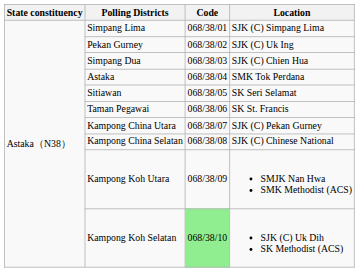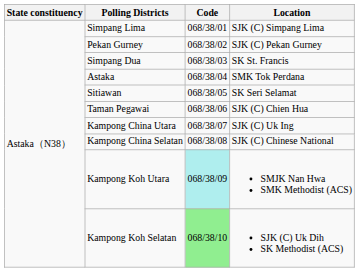(263, 44) SJK (C) Uk Ing -> (277, 44) SJK (C) Pekan Gurney
(270, 60) SJK (C) Chien Hua -> (260, 60) SK St. Francis
(260, 109) SK St. Francis -> (270, 109) SJK (C) Chien Hua
(277, 125) SJK (C) Pekan Gurney -> (263, 125) SJK (C) Uk Ing
(207, 178) no background -> (207, 178) paleturquoise background
